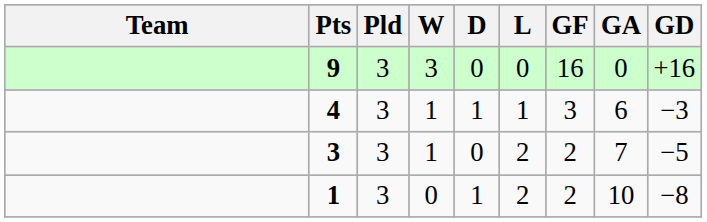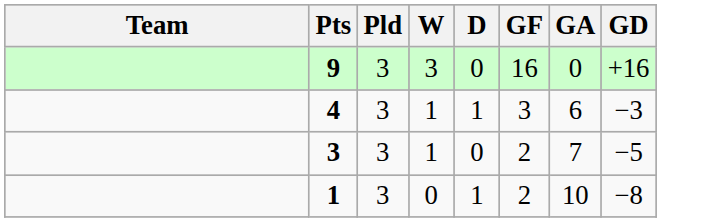- column: (523, 25)
